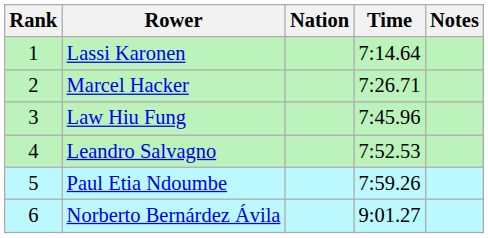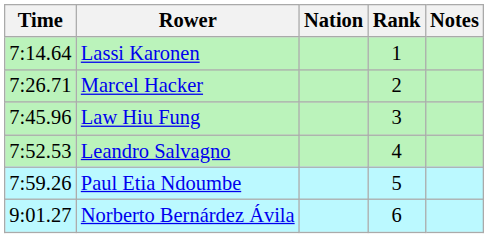columns swapped: (33, 20) <-> (390, 20)
